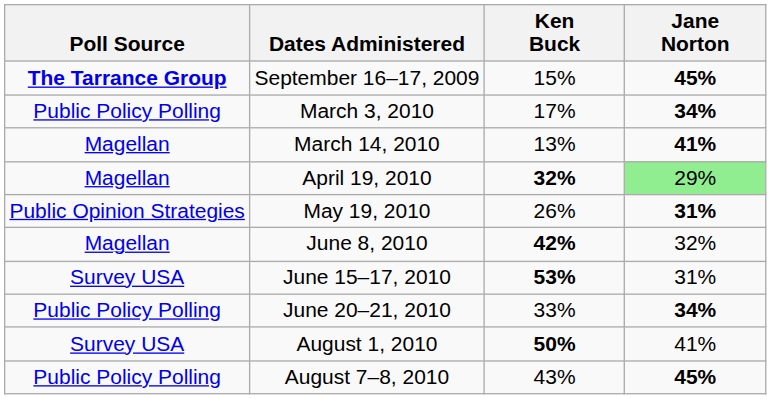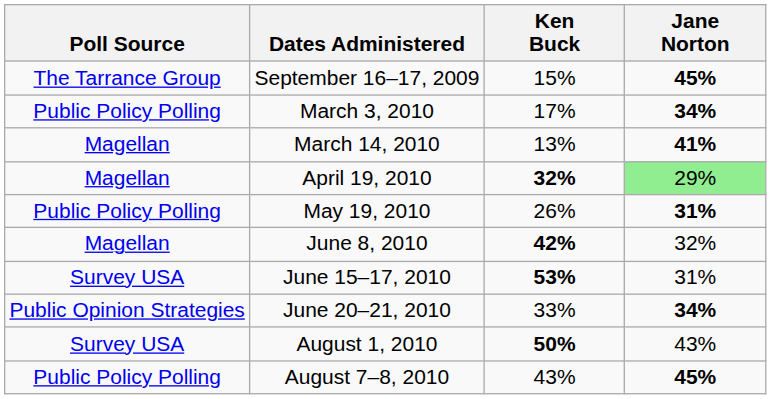(127, 77) bold -> (127, 77) normal
(127, 210) Public Opinion Strategies -> (127, 210) Public Policy Polling
(127, 310) Public Policy Polling -> (127, 310) Public Opinion Strategies
(695, 343) 41% -> (695, 343) 43%
